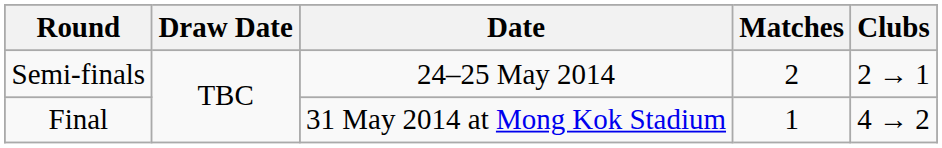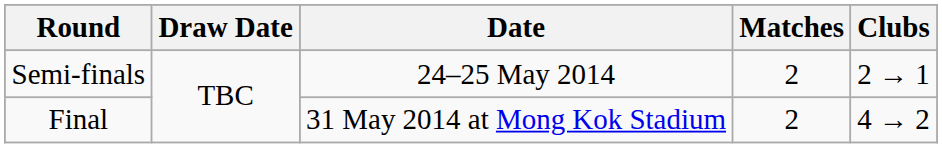(792, 119) 1 -> (792, 119) 2
